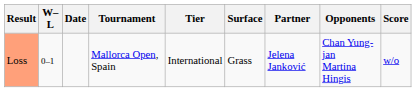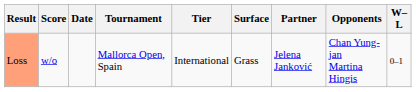columns swapped: (50, 19) <-> (396, 19)
